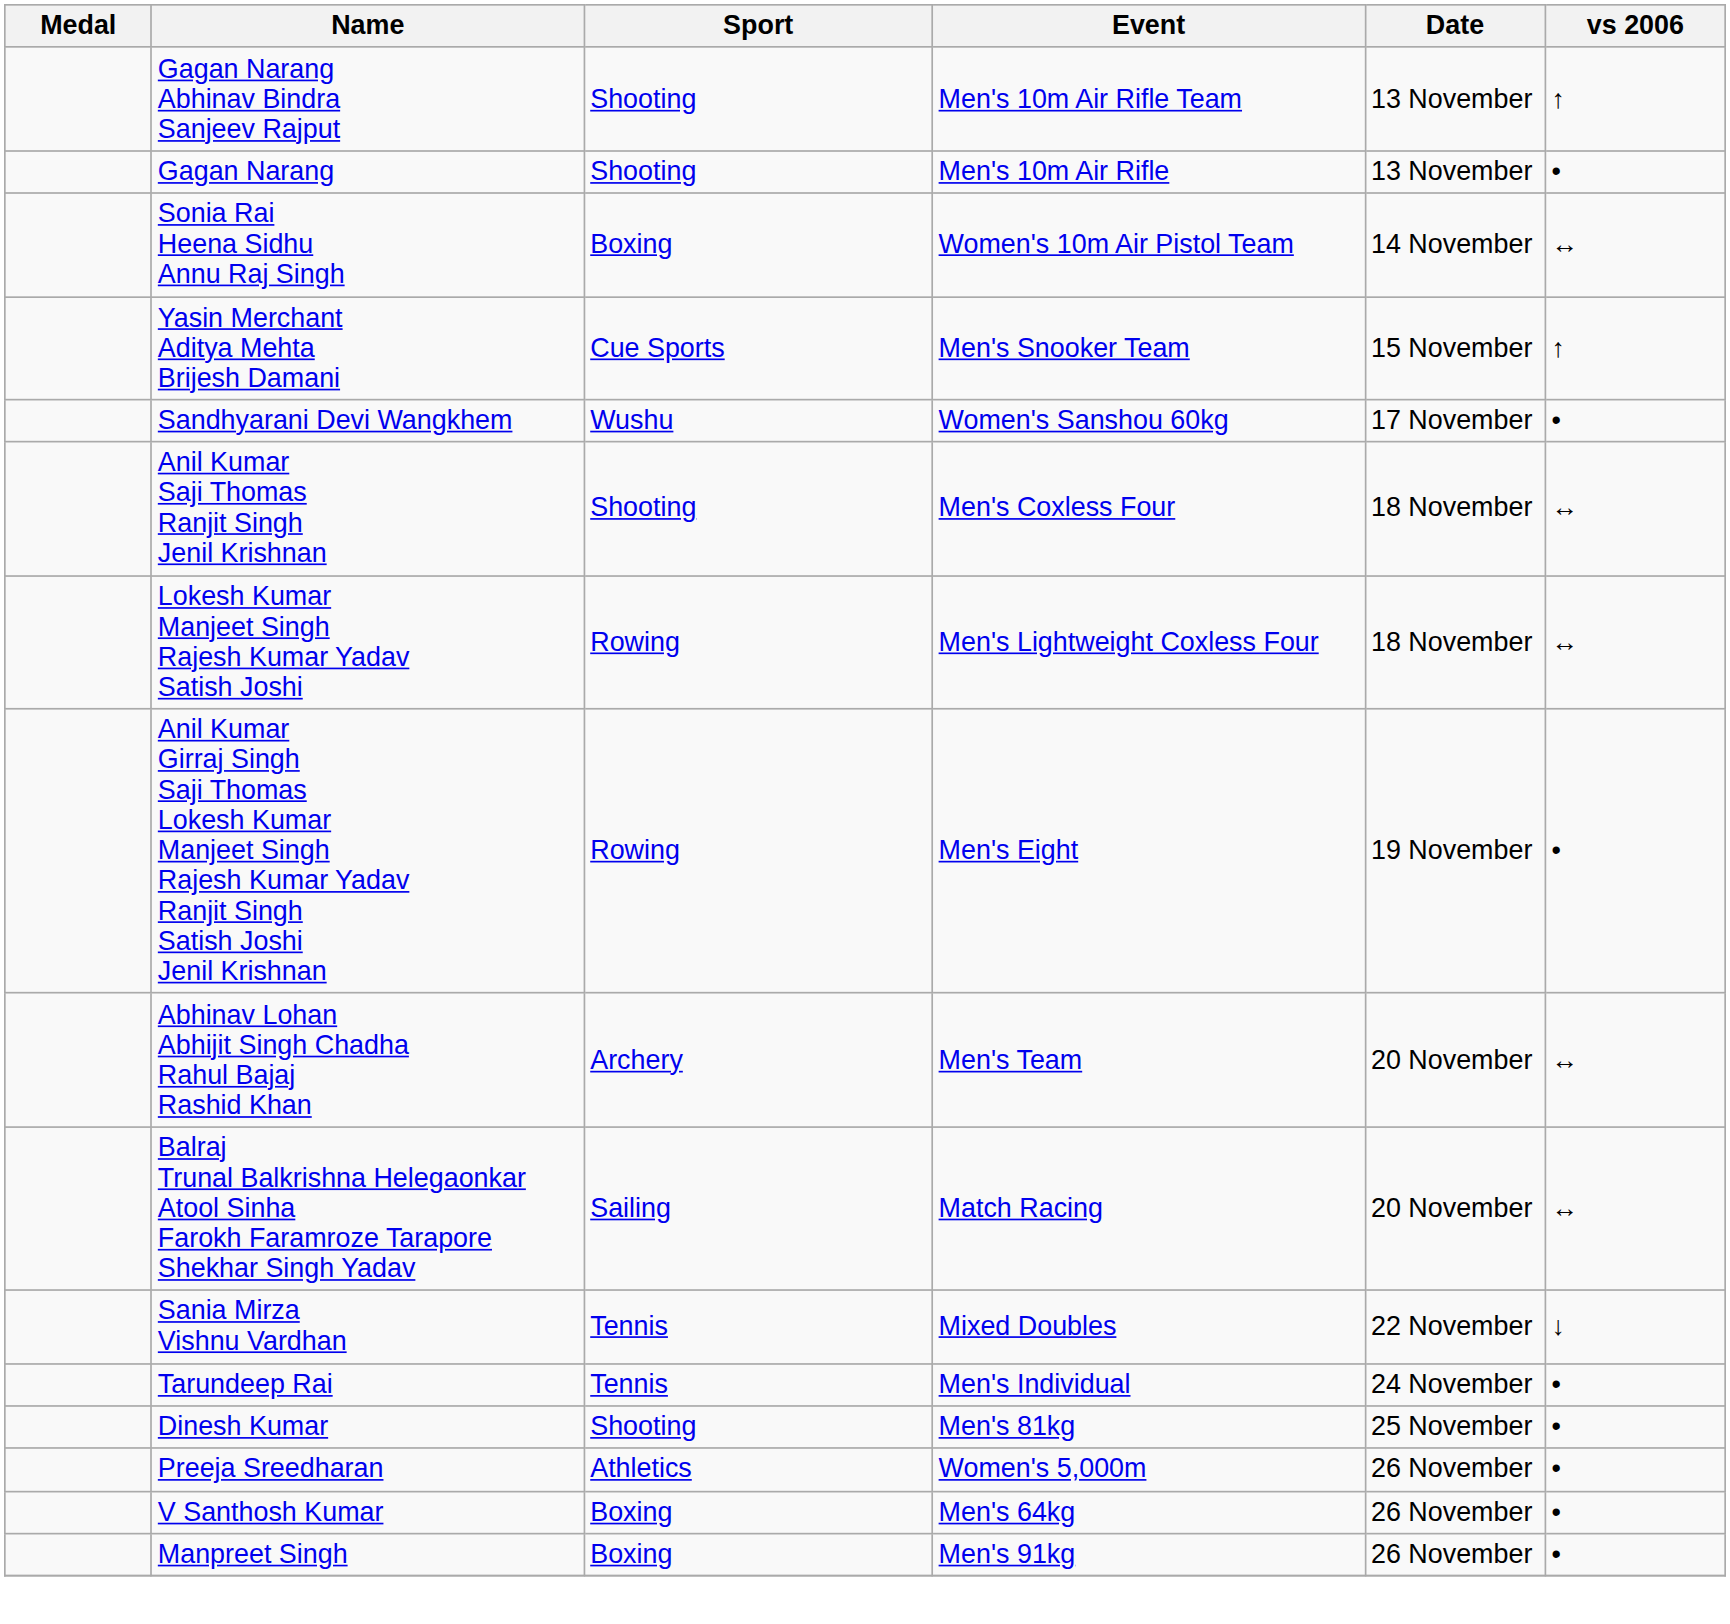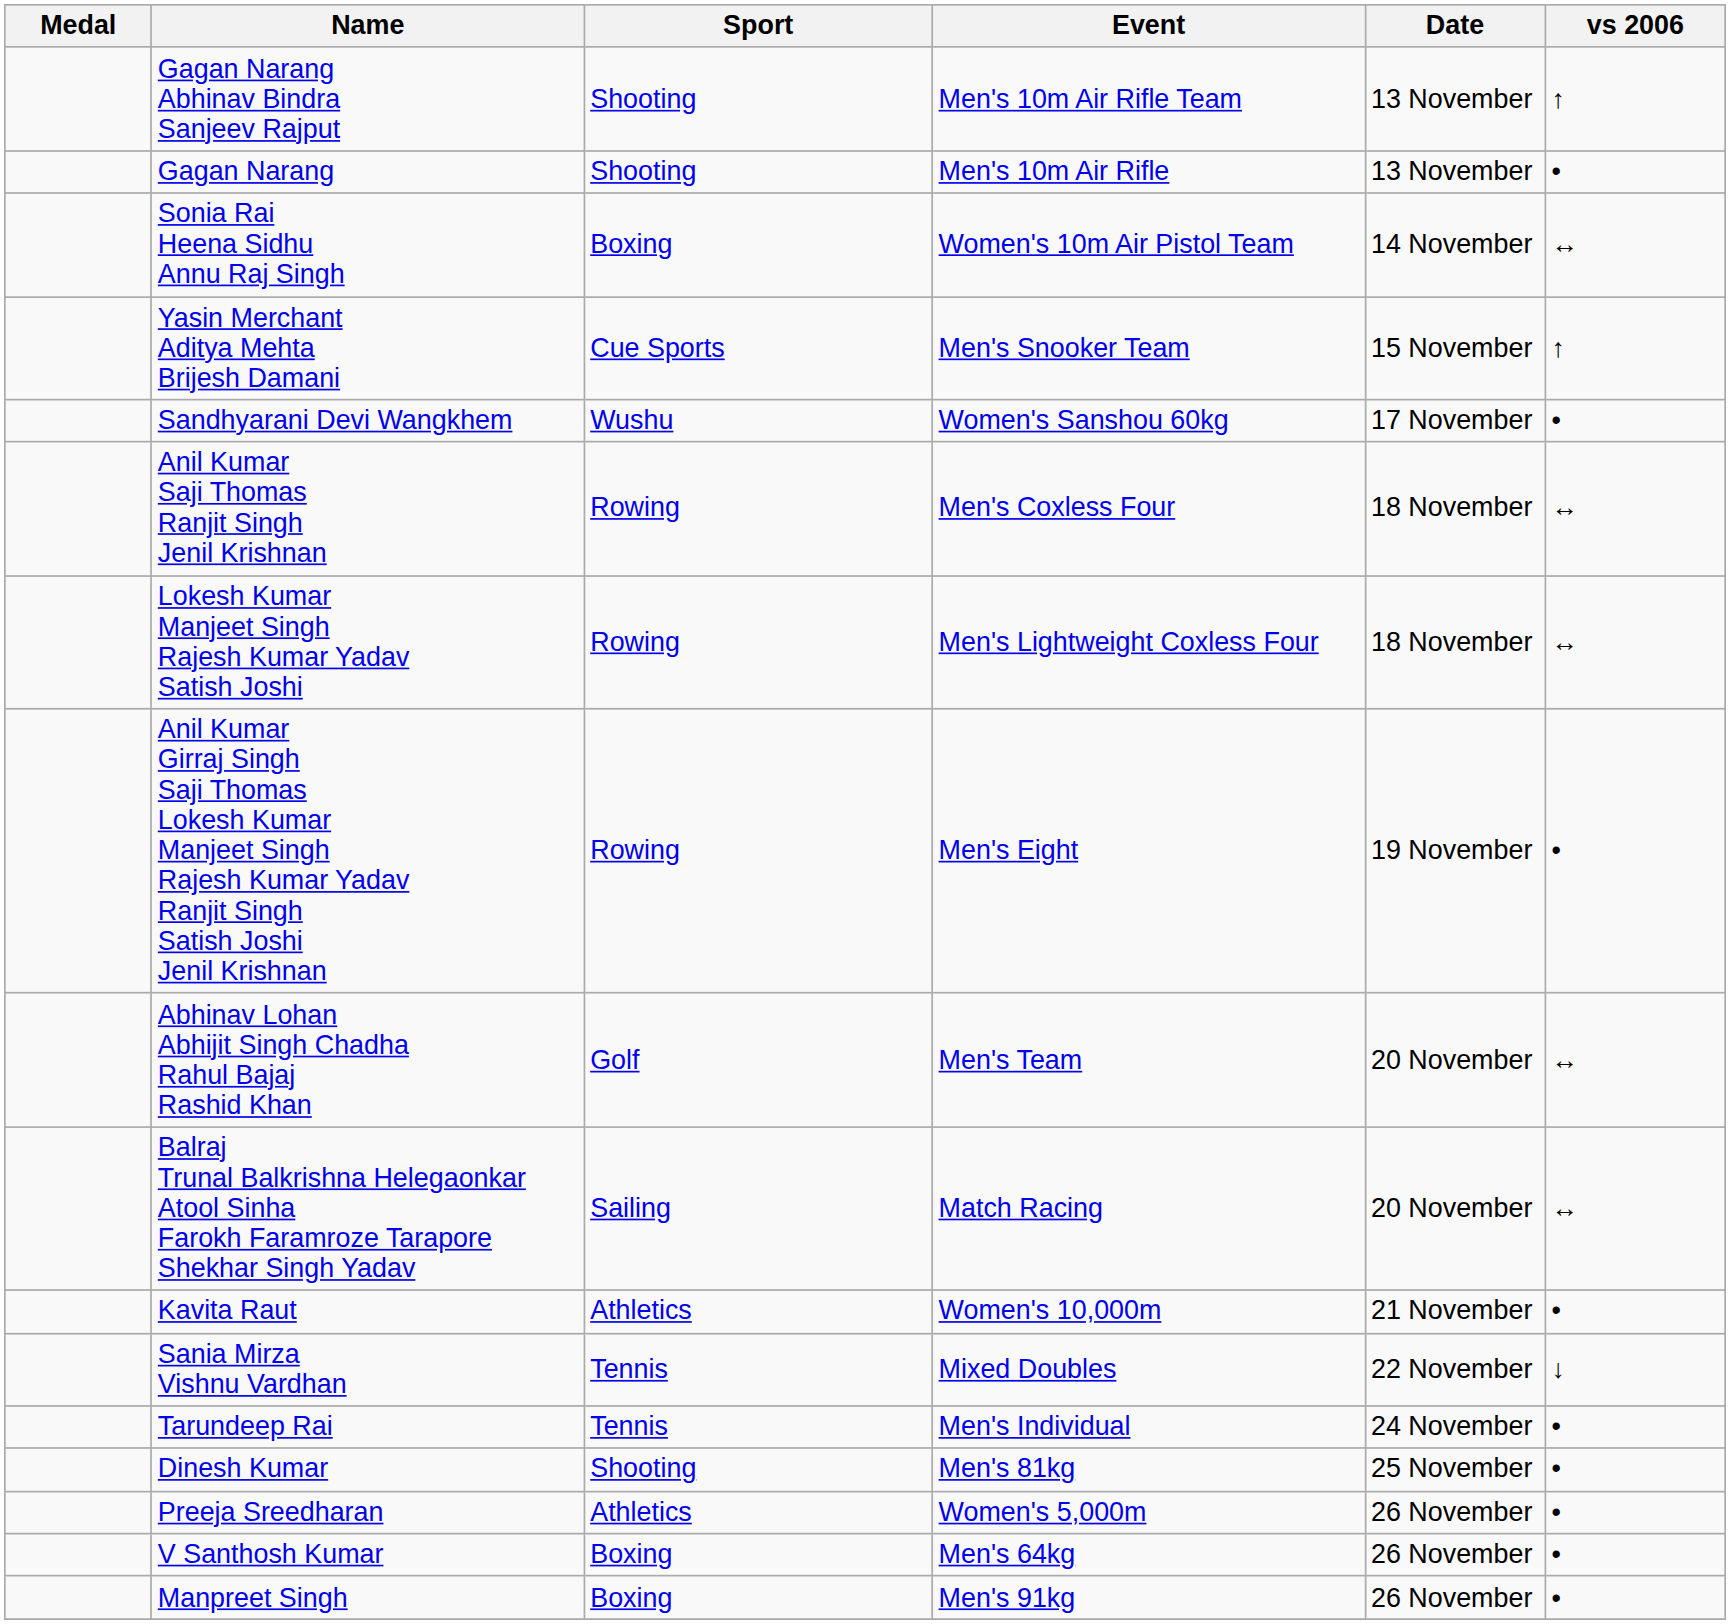(643, 508) Shooting -> (635, 508) Rowing
(637, 1059) Archery -> (615, 1059) Golf
+ row: (227, 1311)
